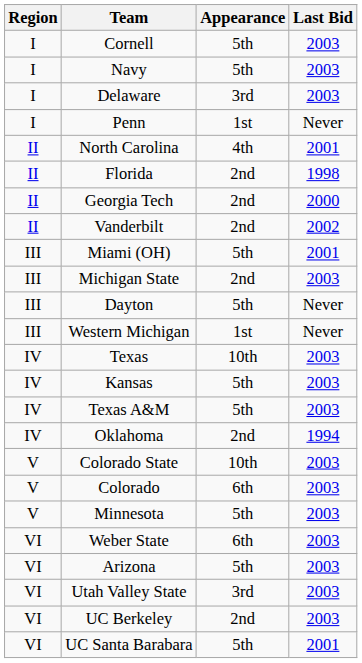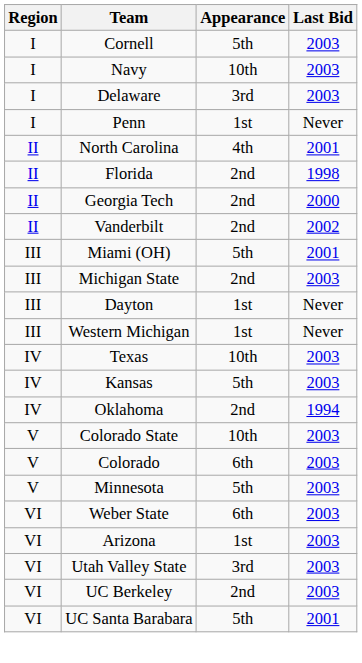(243, 69) 5th -> (243, 69) 10th
(243, 305) 5th -> (243, 305) 1st
- row: (129, 409)
(243, 566) 5th -> (243, 540) 1st
